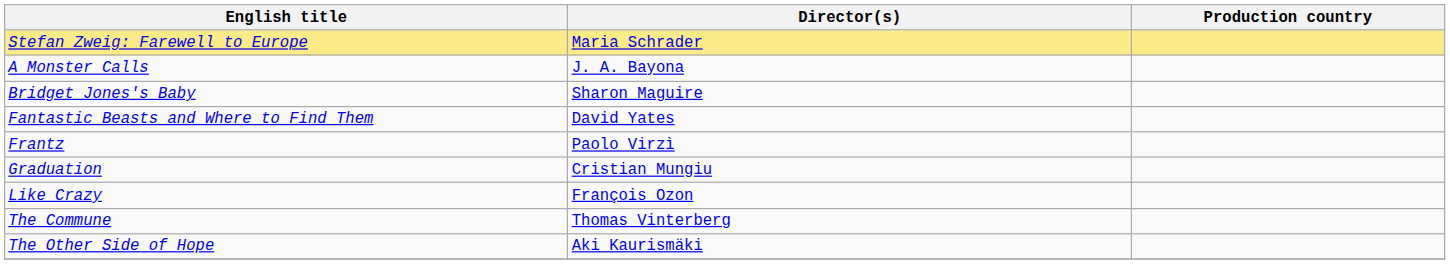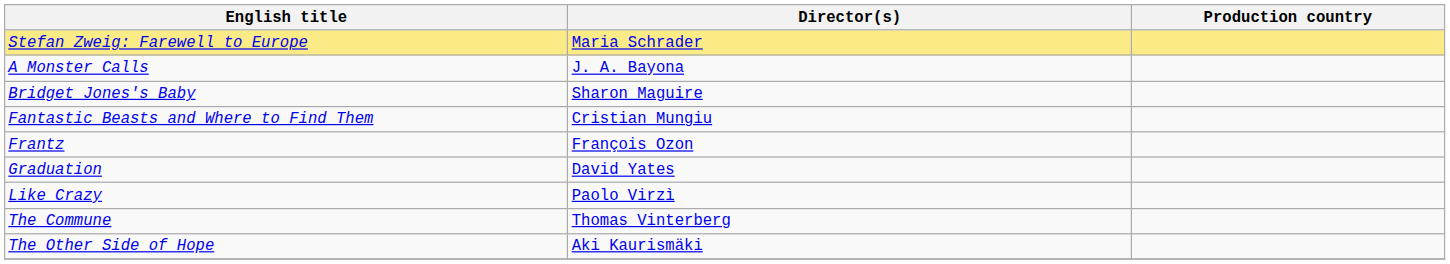(623, 119) David Yates -> (642, 119) Cristian Mungiu
(623, 144) Paolo Virzì -> (633, 144) François Ozon
(642, 170) Cristian Mungiu -> (623, 170) David Yates
(633, 195) François Ozon -> (623, 195) Paolo Virzì
